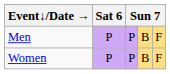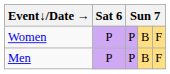rows swapped: (19, 37) <-> (27, 58)
